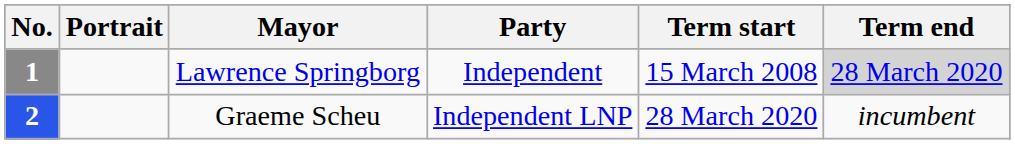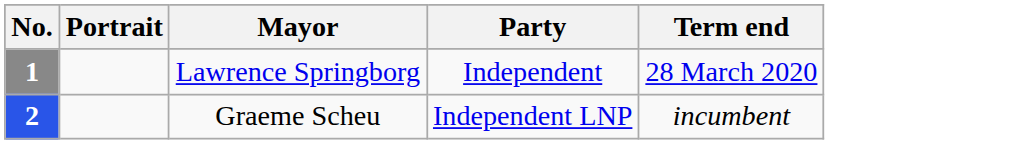- column: (731, 26)
(916, 71) lightgrey background -> (731, 71) no background
